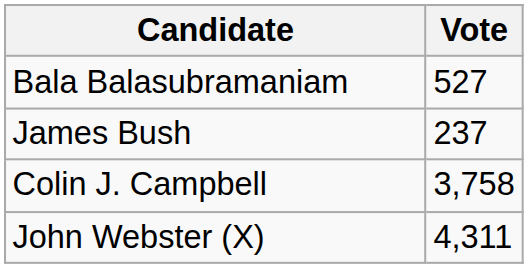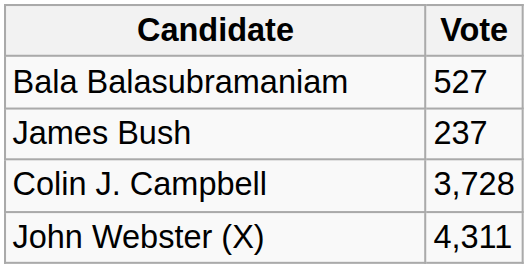(474, 184) 3,758 -> (474, 184) 3,728
